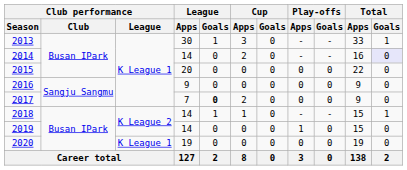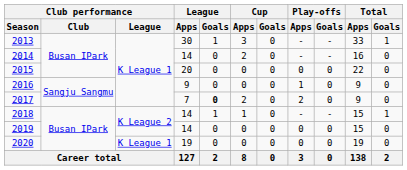(387, 56) lavender background -> (387, 56) no background
(301, 85) 0 -> (301, 85) 1
(301, 99) 0 -> (301, 99) 2
(301, 129) 1 -> (301, 129) 0
